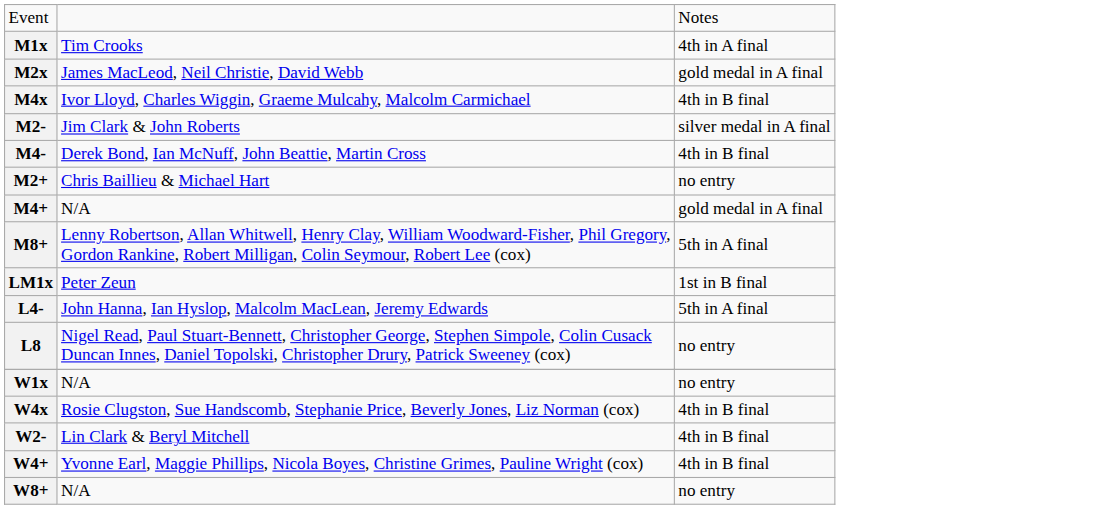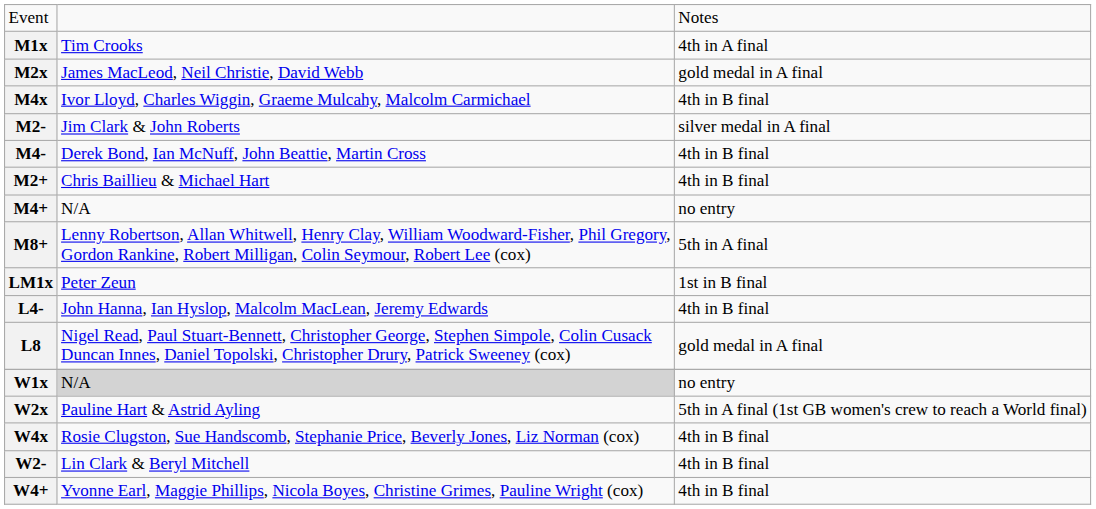(707, 180) no entry -> (724, 180) 4th in B final
(751, 208) gold medal in A final -> (707, 208) no entry
(723, 308) 5th in A final -> (724, 308) 4th in B final
(707, 345) no entry -> (751, 345) gold medal in A final
(76, 382) no background -> (76, 382) lightgrey background
+ row: (31, 409)
- row: (31, 491)
